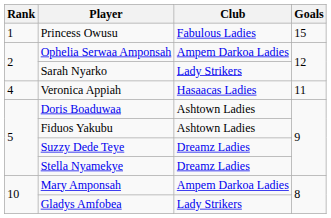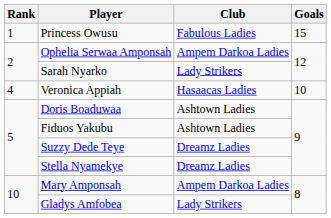(300, 90) 11 -> (300, 90) 10
